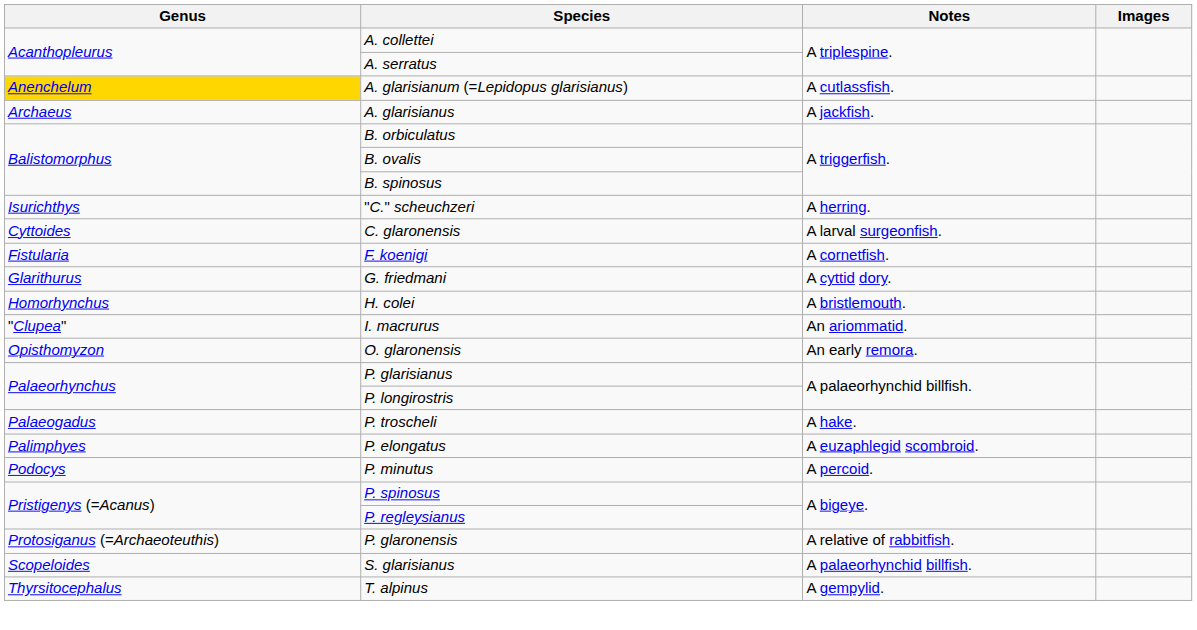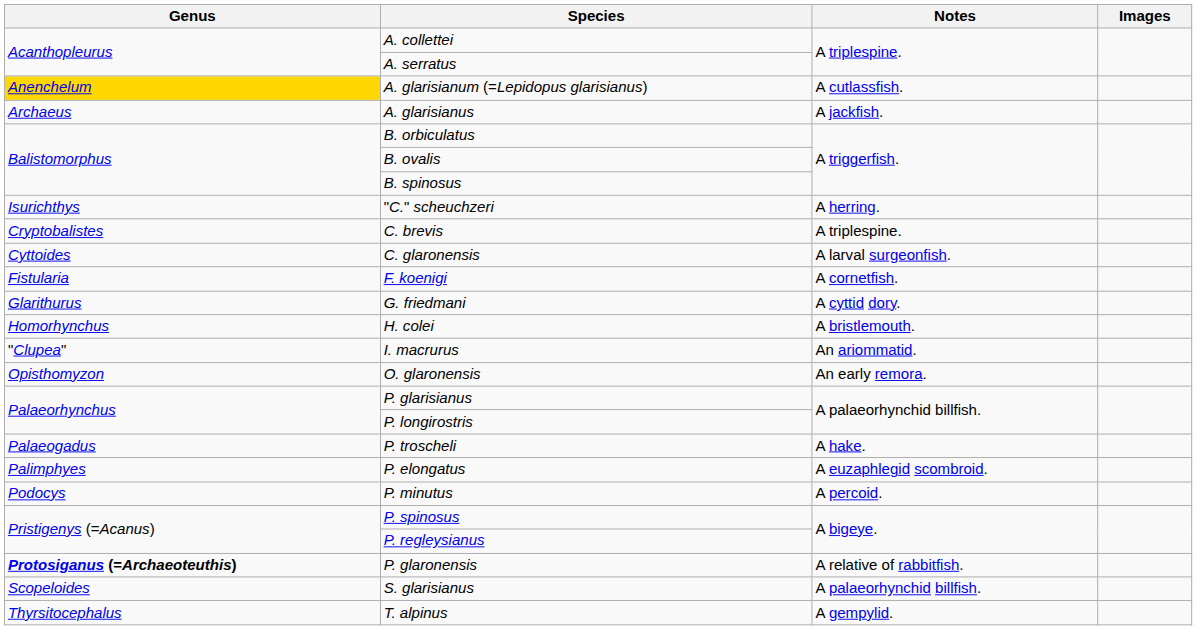+ row: (413, 231)
(113, 541) normal -> (122, 565) bold
